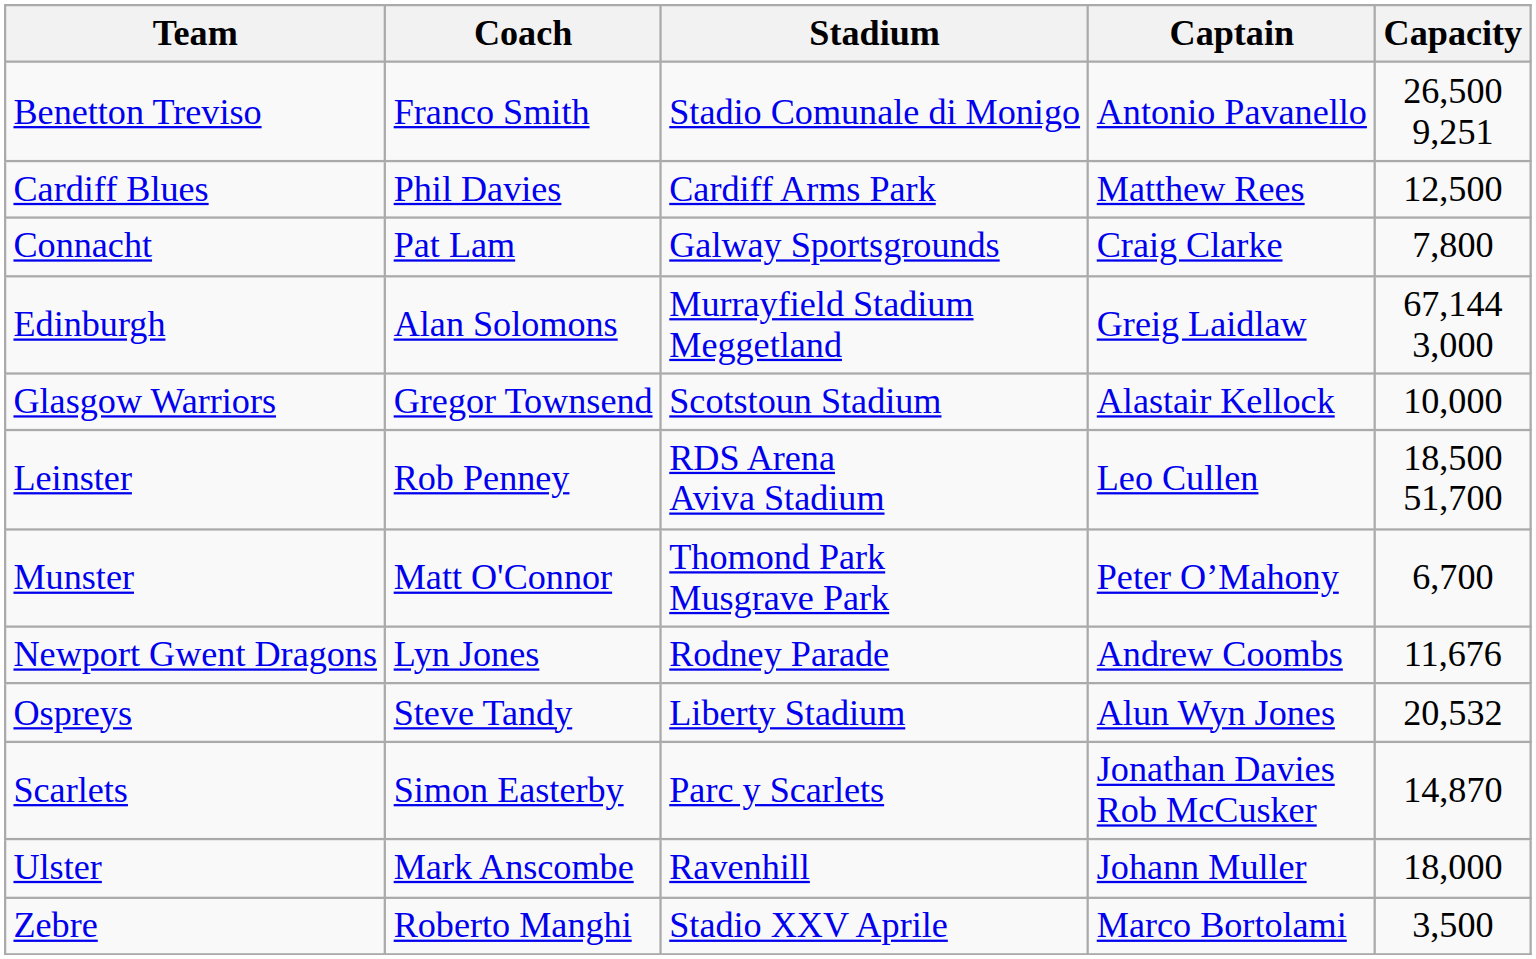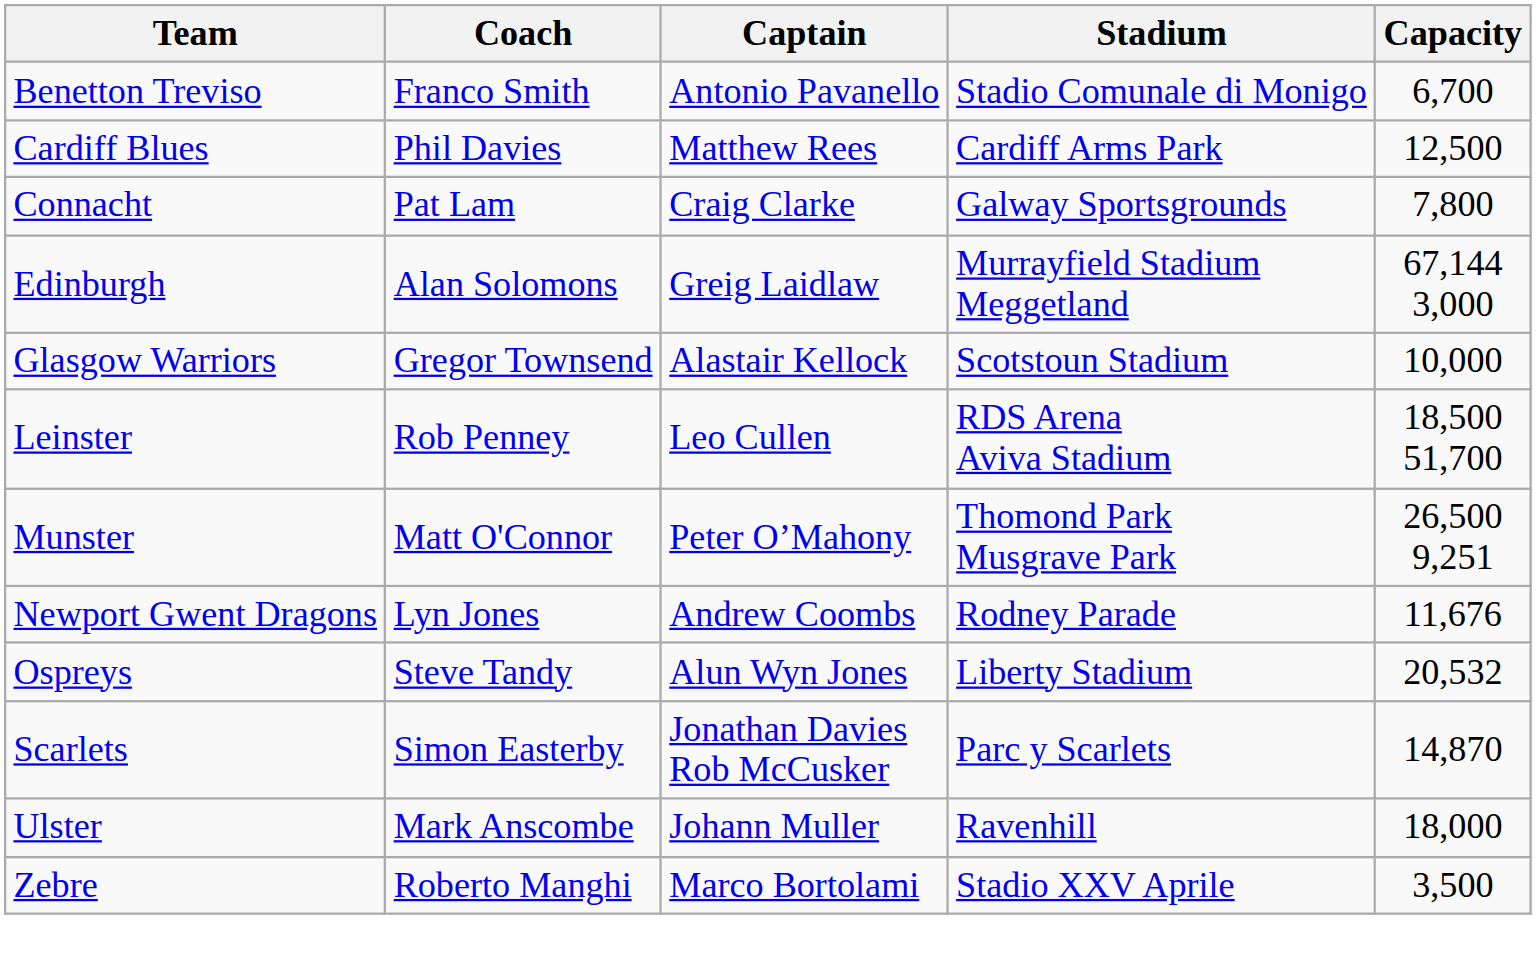columns swapped: (1232, 33) <-> (875, 33)
(1453, 110) 26,500 9,251 -> (1453, 90) 6,700
(1453, 576) 6,700 -> (1453, 536) 26,500 9,251
